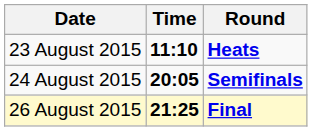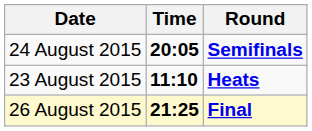rows swapped: (75, 49) <-> (75, 79)
